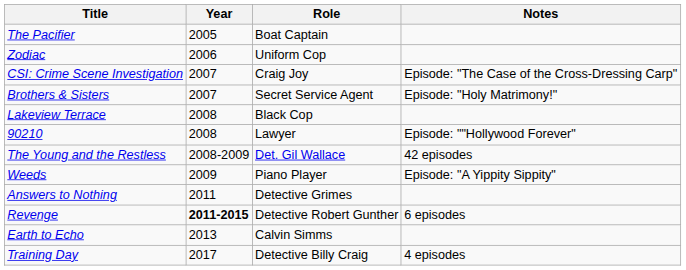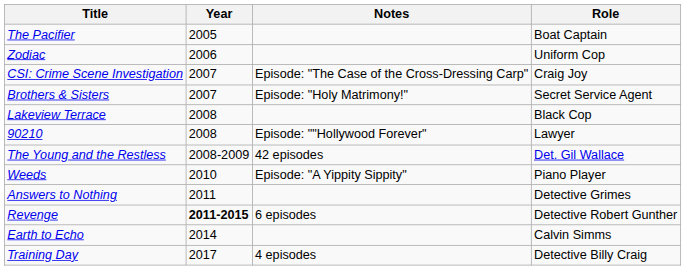columns swapped: (327, 14) <-> (541, 14)
(203, 174) 2009 -> (203, 174) 2010
(203, 235) 2013 -> (203, 235) 2014
